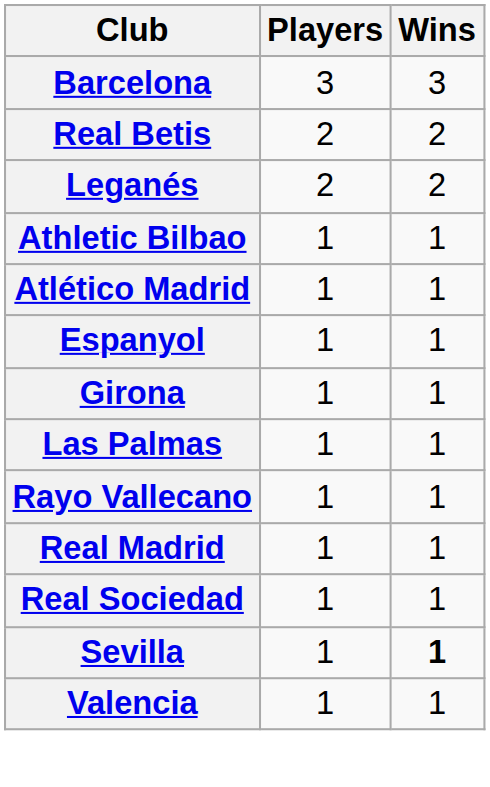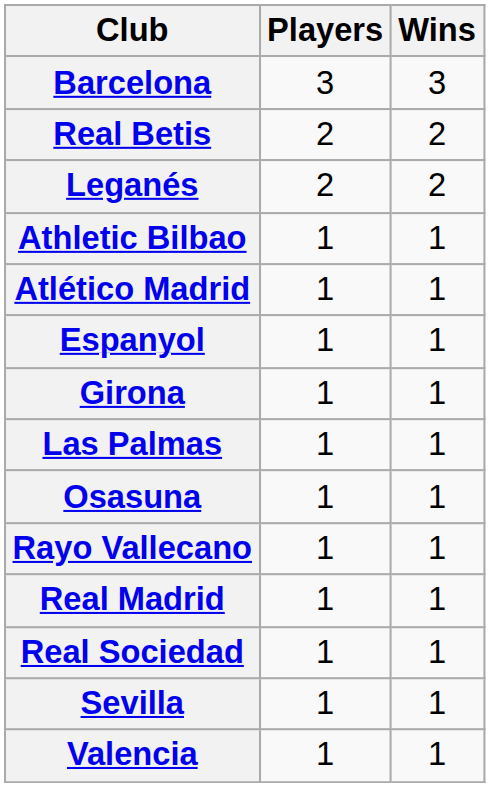+ row: (132, 496)
(437, 651) bold -> (437, 703) normal
